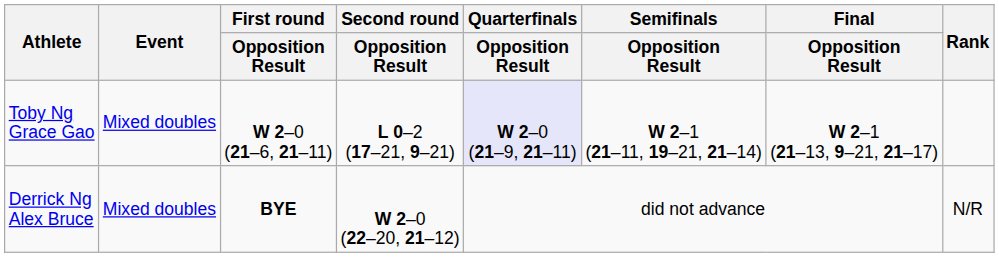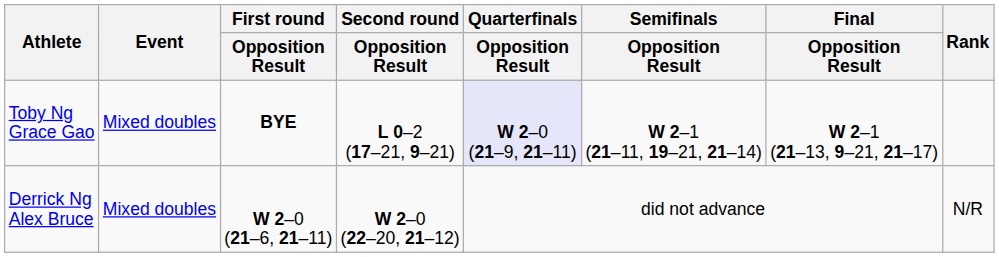(278, 143) W 2–0 (21–6, 21–11) -> (278, 123) BYE
(278, 210) BYE -> (278, 229) W 2–0 (21–6, 21–11)
